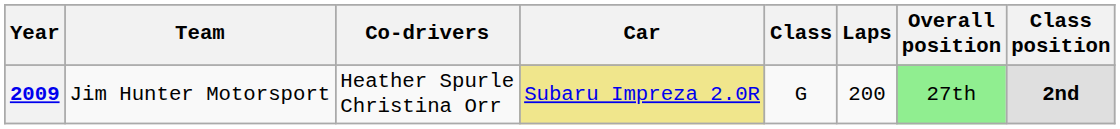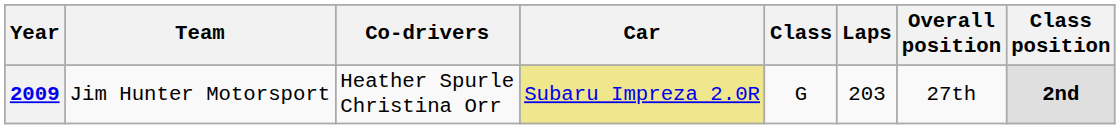(867, 94) 200 -> (867, 94) 203
(951, 94) lightgreen background -> (951, 94) no background
